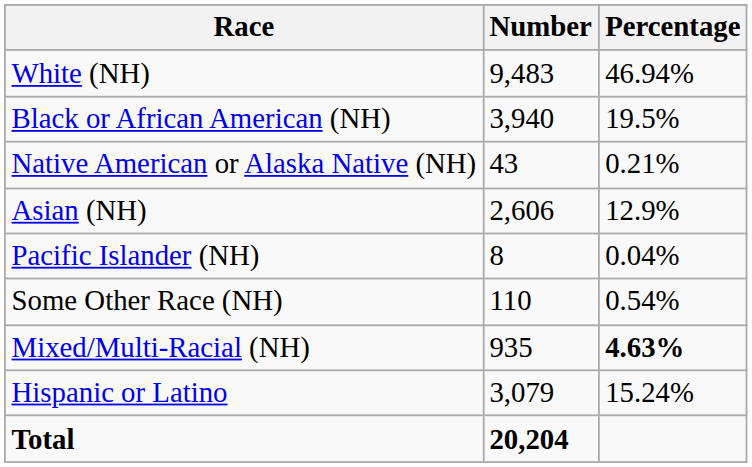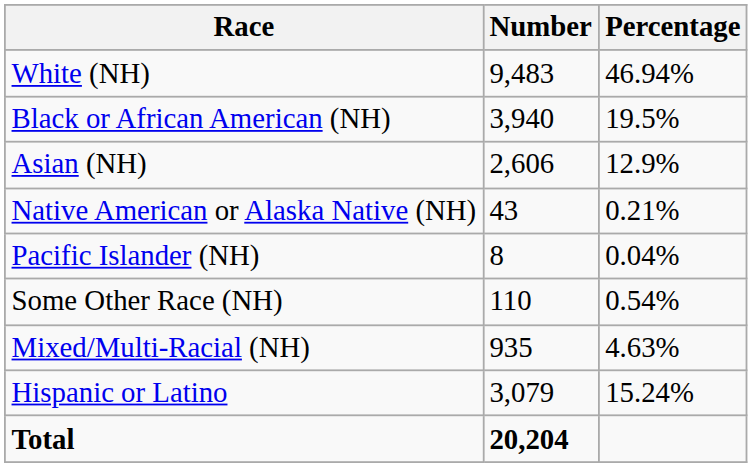rows swapped: (244, 164) <-> (79, 210)
(645, 347) bold -> (642, 347) normal
